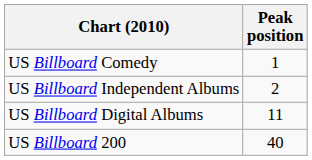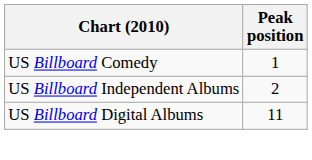- row: (67, 141)
